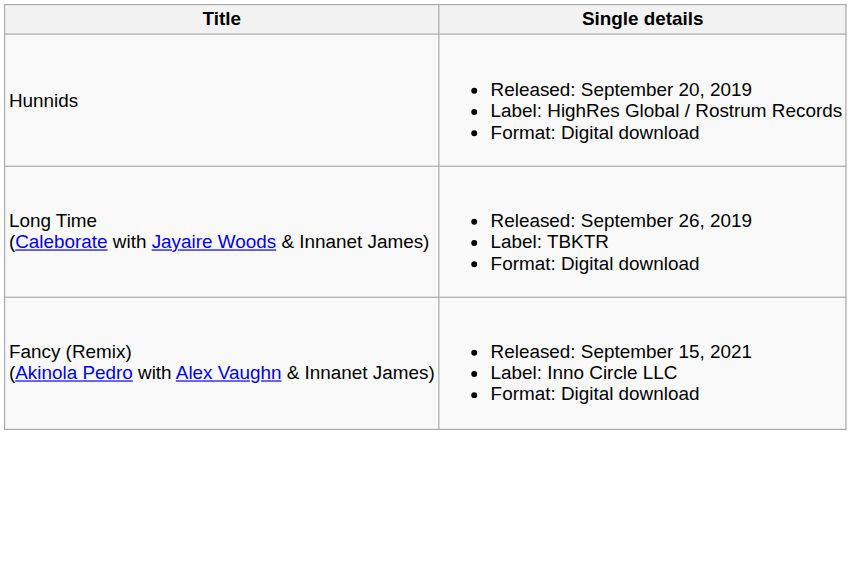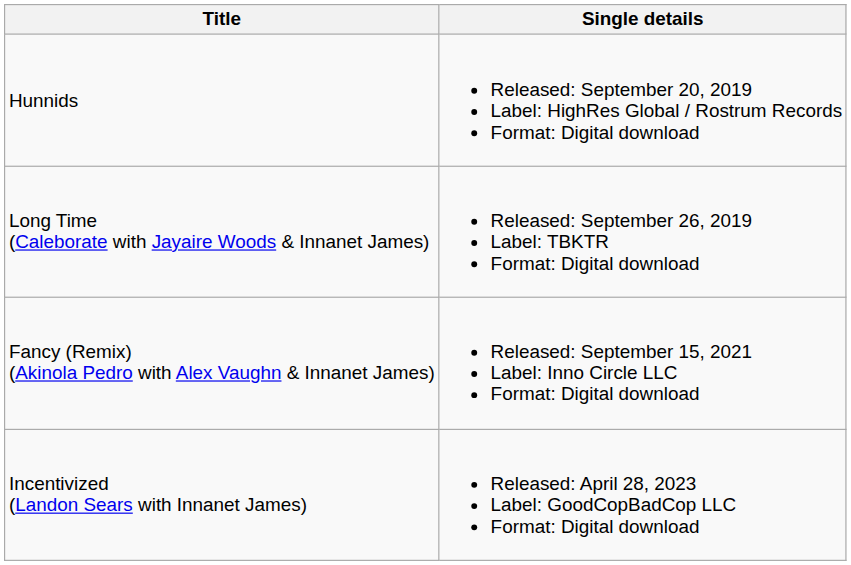+ row: (158, 494)
